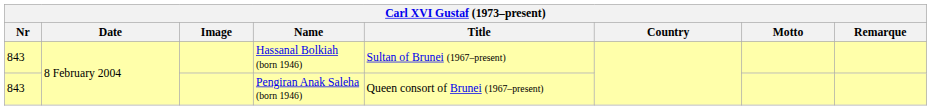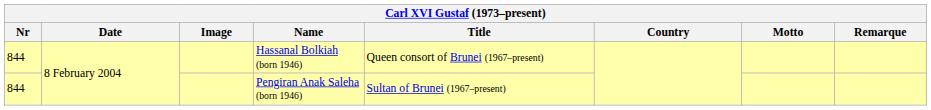(16, 57) 843 -> (16, 57) 844
(436, 57) Sultan of Brunei (1967–present) -> (455, 57) Queen consort of Brunei (1967–present)
(16, 89) 843 -> (16, 89) 844
(455, 89) Queen consort of Brunei (1967–present) -> (436, 89) Sultan of Brunei (1967–present)
